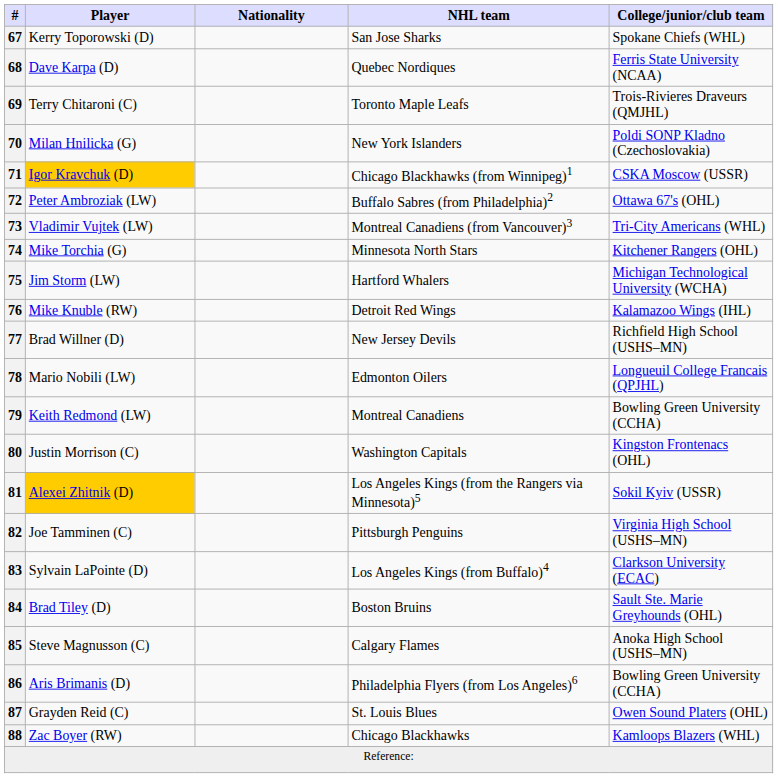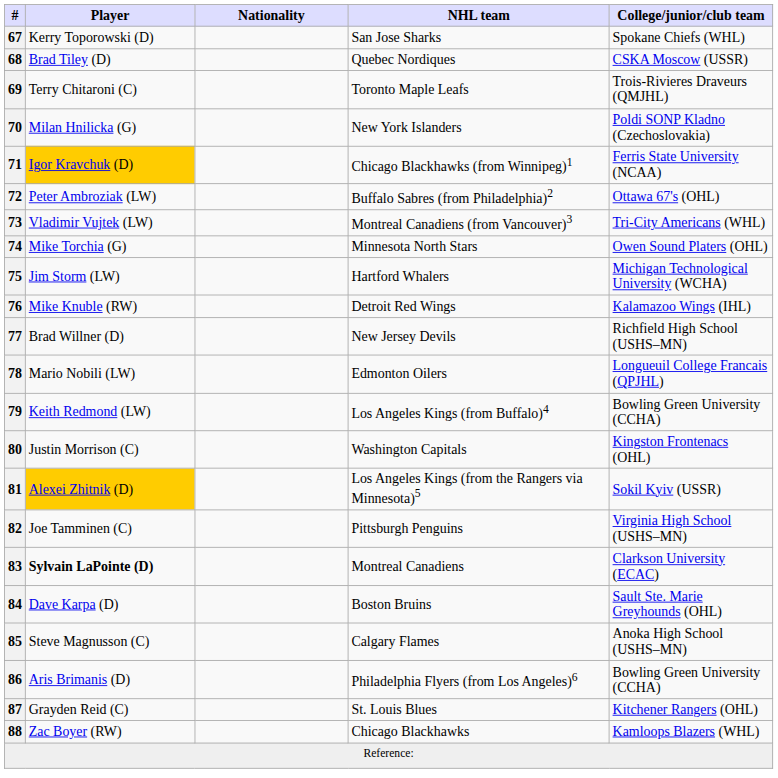(74, 67) Dave Karpa (D) -> (70, 59) Brad Tiley (D)
(676, 67) Ferris State University (NCAA) -> (680, 59) CSKA Moscow (USSR)
(680, 174) CSKA Moscow (USSR) -> (676, 165) Ferris State University (NCAA)
(685, 250) Kitchener Rangers (OHL) -> (690, 246) Owen Sound Platers (OHL)
(408, 415) Montreal Canadiens -> (450, 411) Los Angeles Kings (from Buffalo)4
(88, 570) normal -> (91, 566) bold
(450, 570) Los Angeles Kings (from Buffalo)4 -> (408, 566) Montreal Canadiens
(70, 608) Brad Tiley (D) -> (74, 604) Dave Karpa (D)
(690, 713) Owen Sound Platers (OHL) -> (685, 709) Kitchener Rangers (OHL)
